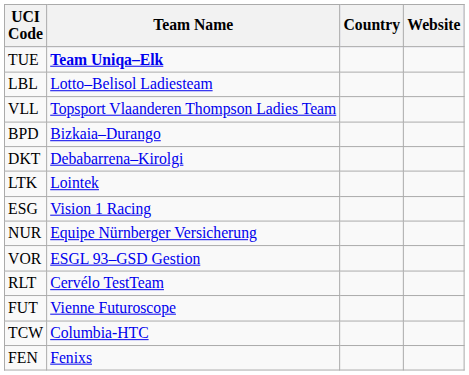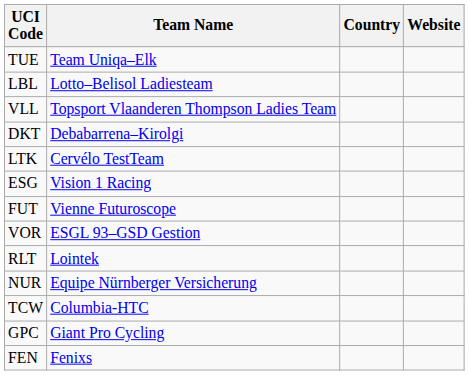(107, 59) bold -> (103, 59) normal
- row: (23, 134)
(75, 183) Lointek -> (107, 158) Cervélo TestTeam
rows swapped: (23, 308) <-> (25, 233)
(107, 283) Cervélo TestTeam -> (75, 258) Lointek
+ row: (23, 332)
